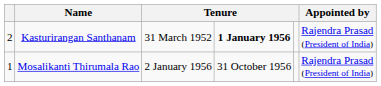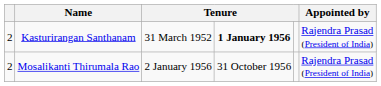(10, 66) 1 -> (10, 66) 2
